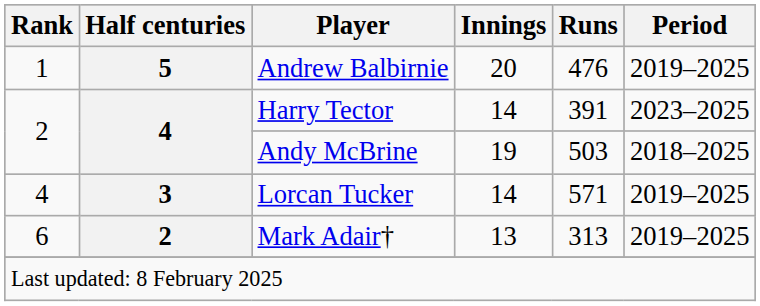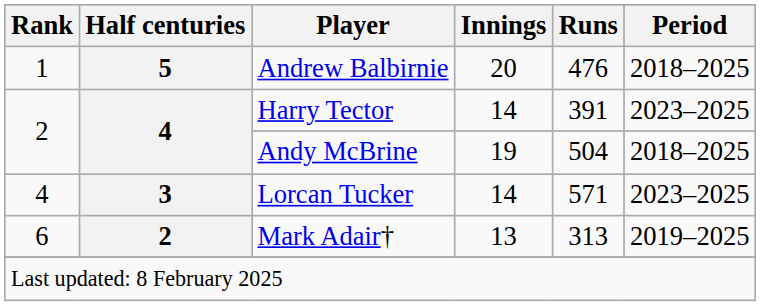(690, 67) 2019–2025 -> (690, 67) 2018–2025
(588, 151) 503 -> (588, 151) 504
(690, 194) 2019–2025 -> (690, 194) 2023–2025
